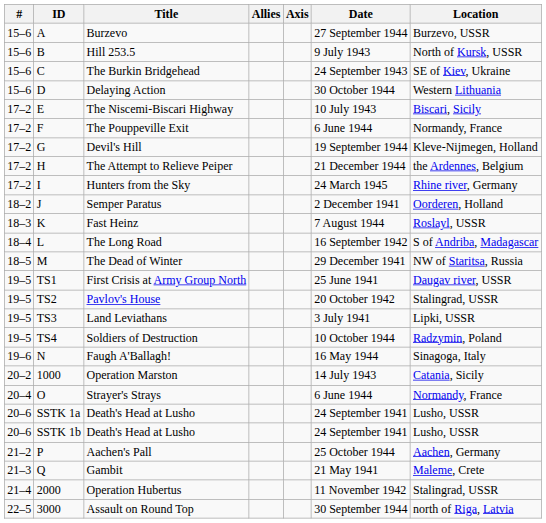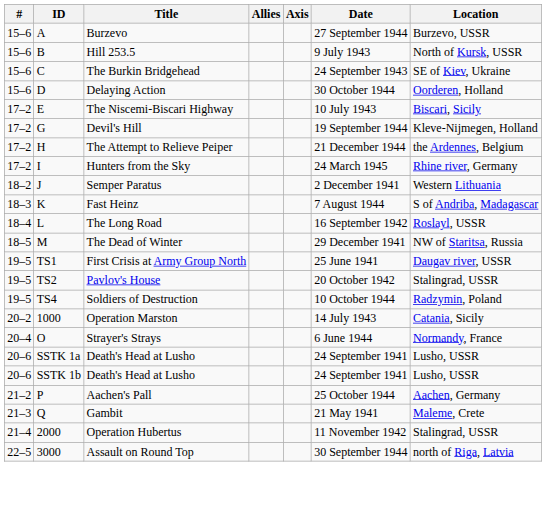(457, 90) Western Lithuania -> (458, 90) Oorderen, Holland
- row: (40, 128)
(458, 204) Oorderen, Holland -> (457, 185) Western Lithuania
(449, 223) Roslayl, USSR -> (476, 204) S of Andriba, Madagascar
(476, 242) S of Andriba, Madagascar -> (449, 223) Roslayl, USSR
- row: (47, 318)
- row: (41, 356)
